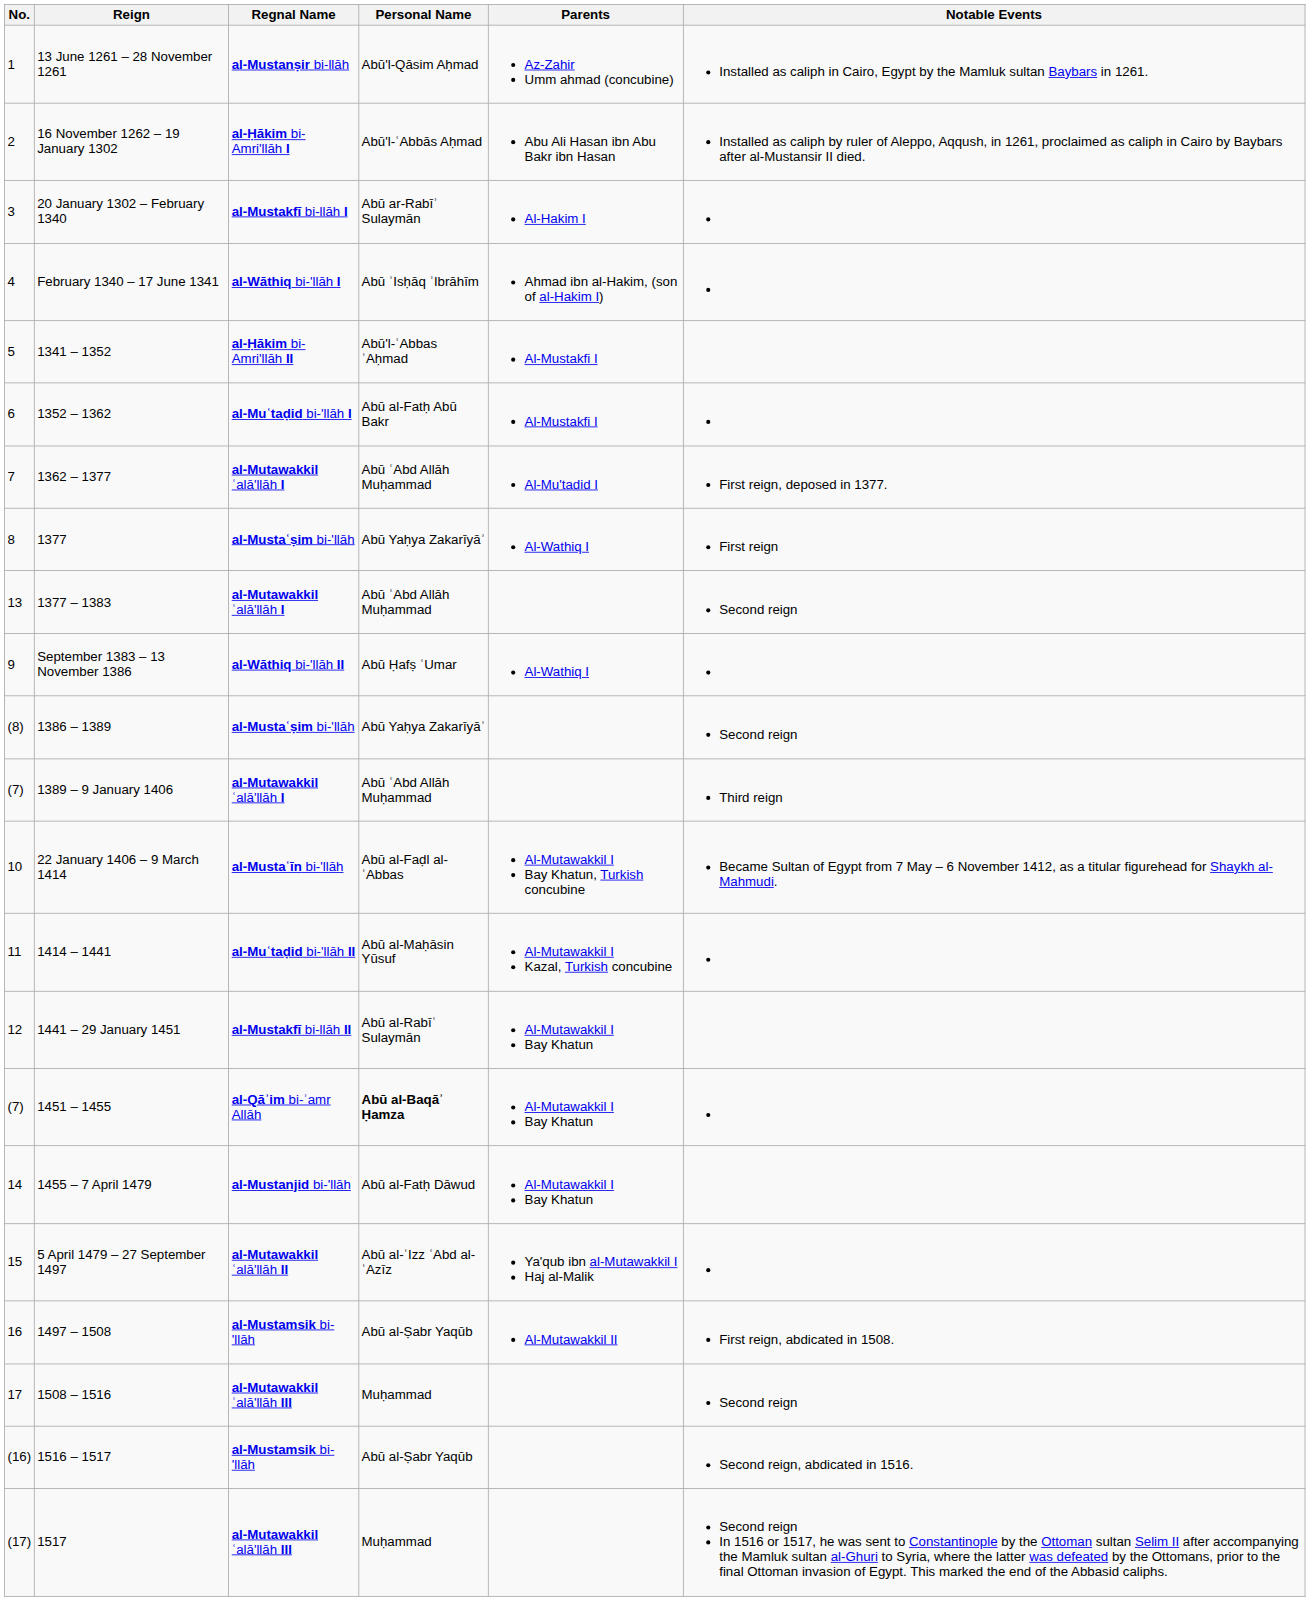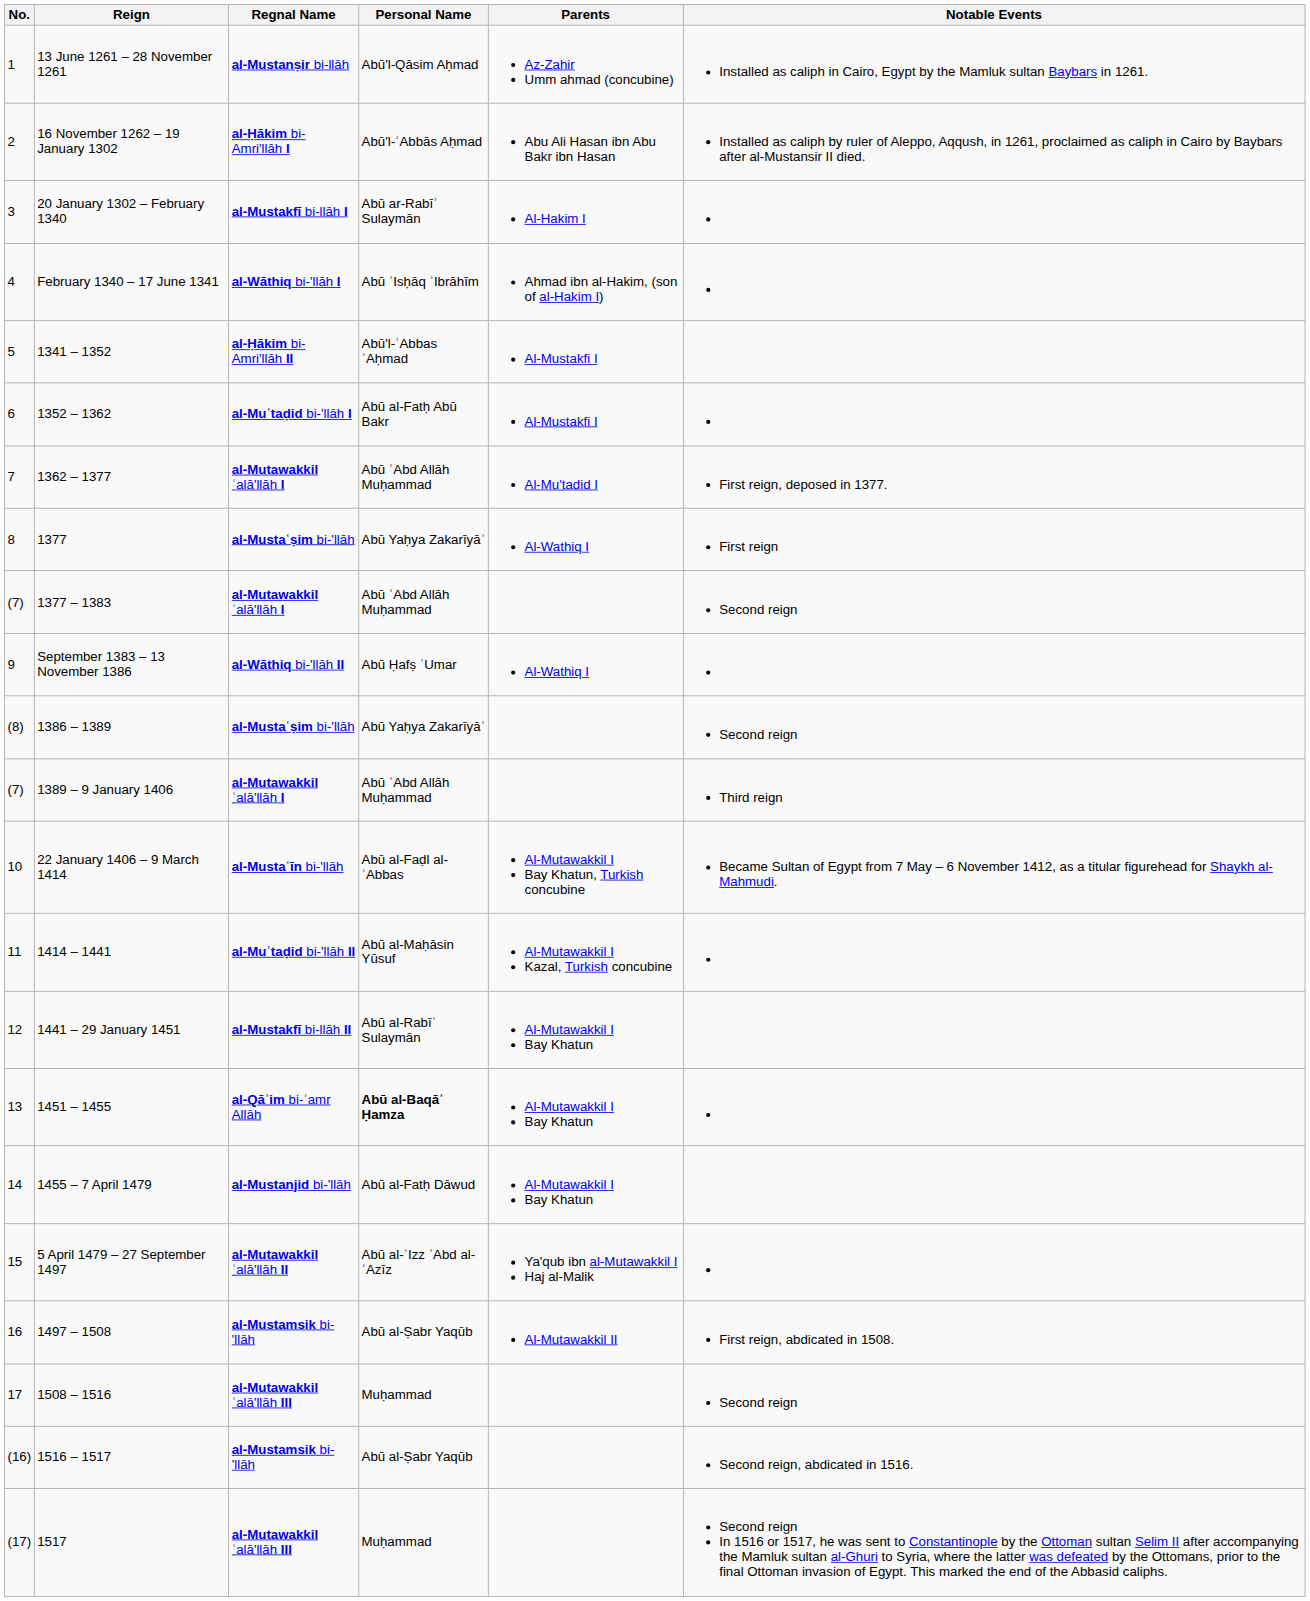(15, 602) 13 -> (16, 602) (7)
(16, 1107) (7) -> (15, 1107) 13
